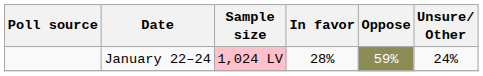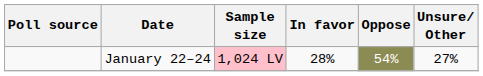(386, 59) 59% -> (386, 59) 54%
(446, 59) 24% -> (446, 59) 27%
